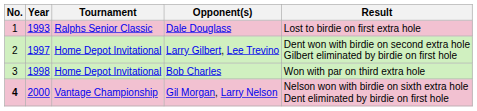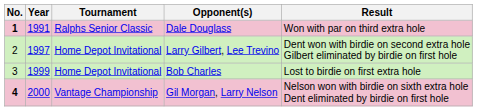(15, 28) normal -> (15, 28) bold
(39, 28) 1993 -> (39, 28) 1991
(352, 28) Lost to birdie on first extra hole -> (355, 28) Won with par on third extra hole
(39, 71) 1998 -> (39, 71) 1999
(355, 71) Won with par on third extra hole -> (352, 71) Lost to birdie on first extra hole
